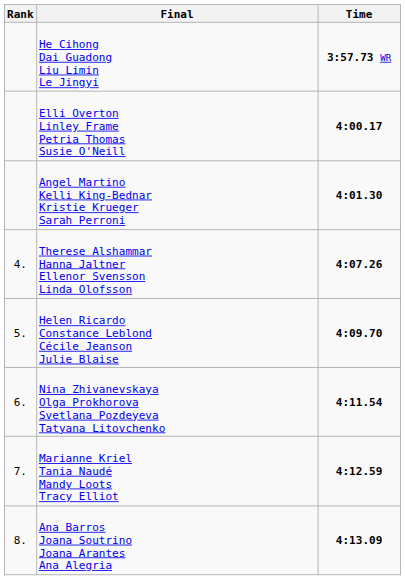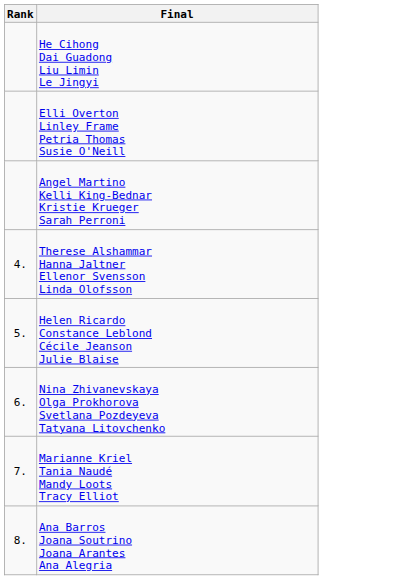- column: (359, 13)
